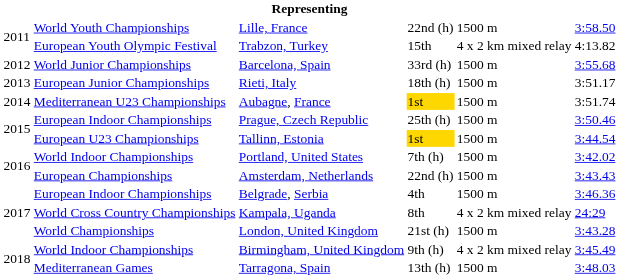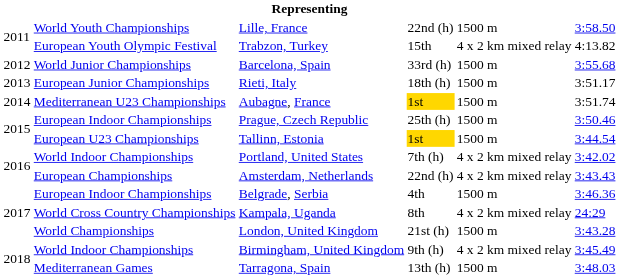(477, 156) 1500 m -> (514, 156) 4 x 2 km mixed relay
(477, 175) 1500 m -> (514, 175) 4 x 2 km mixed relay
